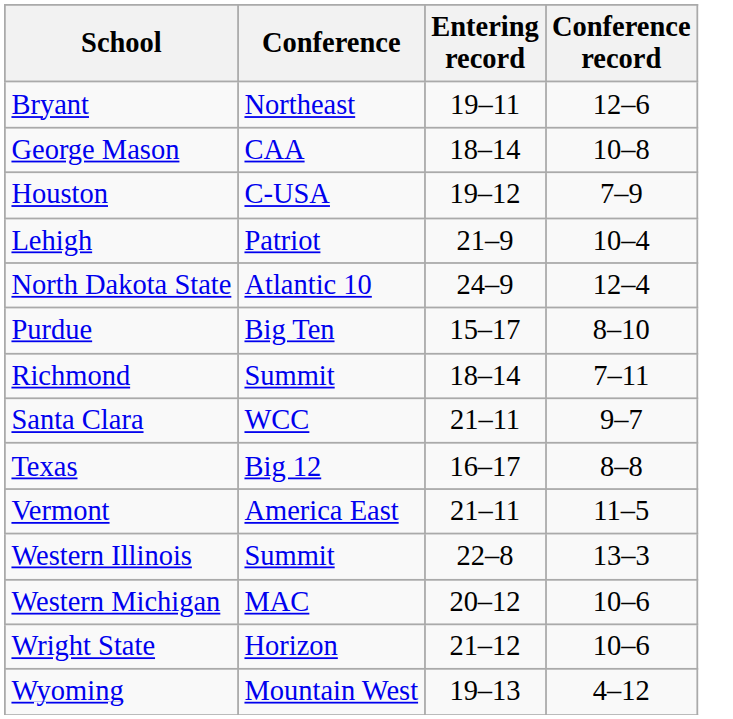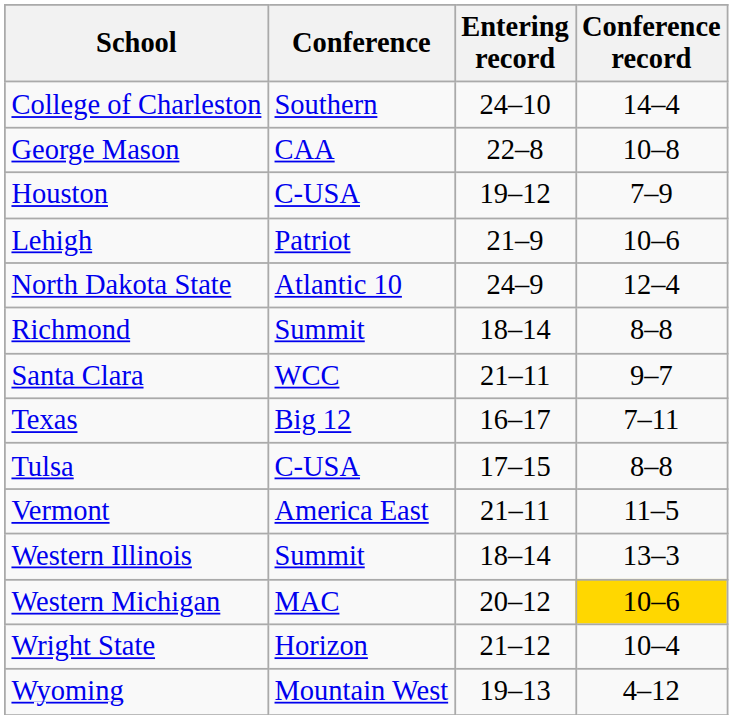- row: (50, 104)
+ row: (136, 104)
(485, 149) 18–14 -> (515, 149) 22–8
(621, 239) 10–4 -> (651, 239) 10–6
- row: (52, 330)
(621, 375) 7–11 -> (651, 330) 8–8
(621, 465) 8–8 -> (651, 420) 7–11
+ row: (43, 465)
(485, 555) 22–8 -> (515, 555) 18–14
(621, 601) no background -> (651, 601) gold background
(621, 646) 10–6 -> (651, 646) 10–4
